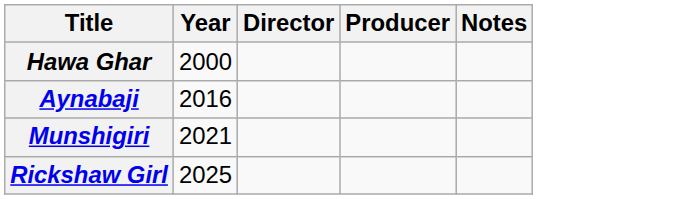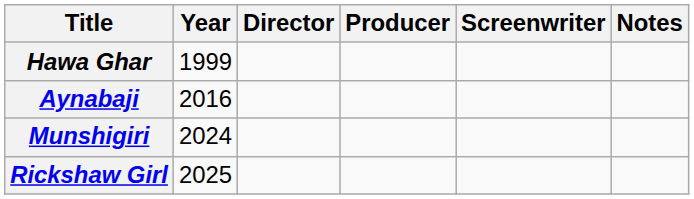+ column: (533, 23)
(205, 61) 2000 -> (205, 61) 1999
(205, 136) 2021 -> (205, 136) 2024
